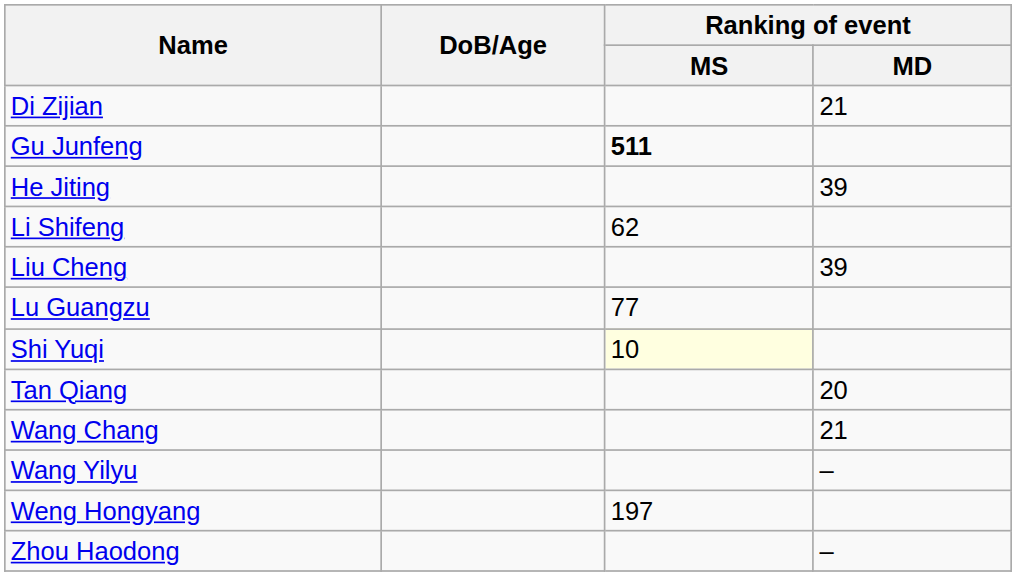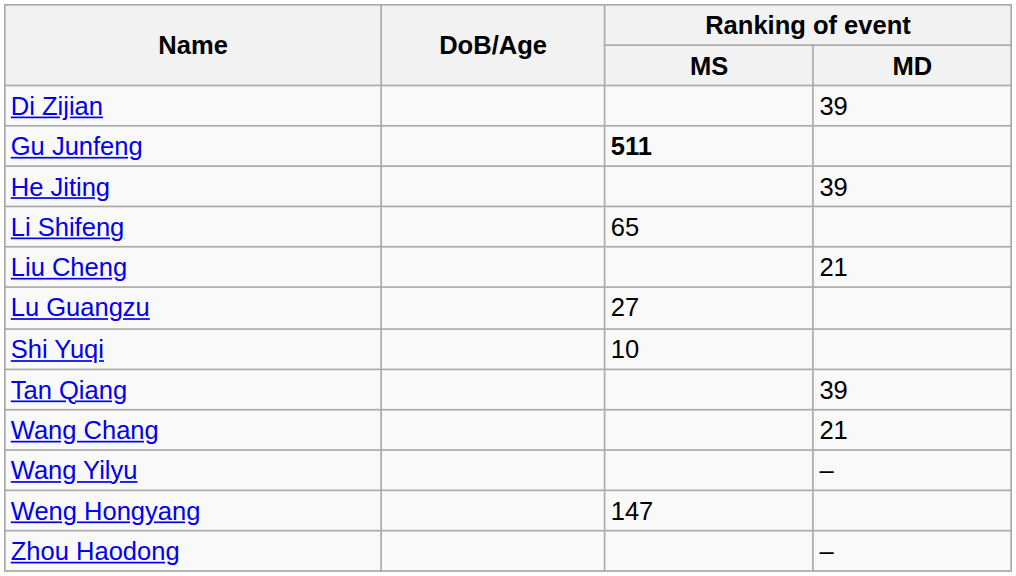(834, 106) 21 -> (834, 106) 39
(625, 227) 62 -> (625, 227) 65
(834, 268) 39 -> (834, 268) 21
(625, 308) 77 -> (625, 308) 27
(625, 349) lightyellow background -> (625, 349) no background
(834, 389) 20 -> (834, 389) 39
(632, 510) 197 -> (632, 510) 147
